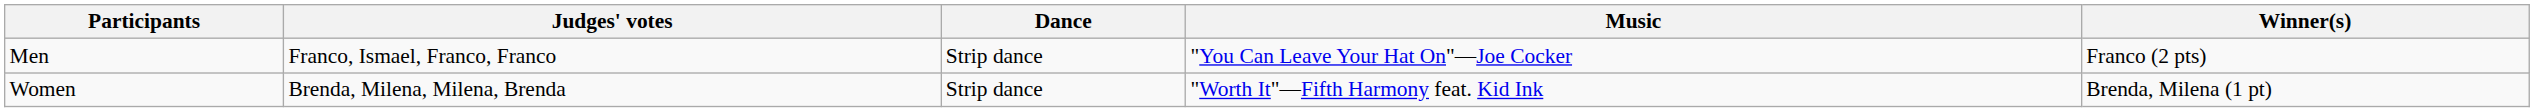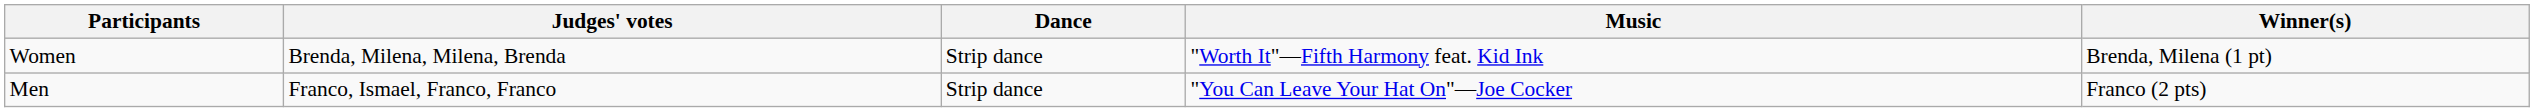rows swapped: (43, 89) <-> (29, 55)
